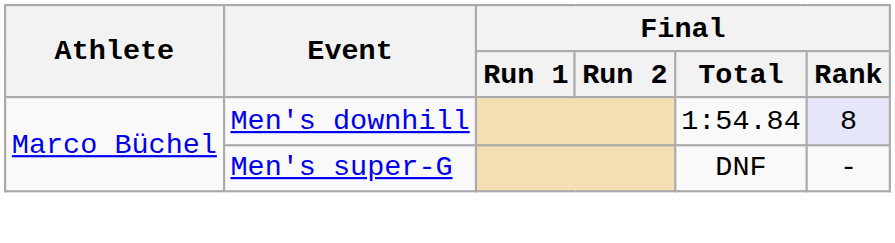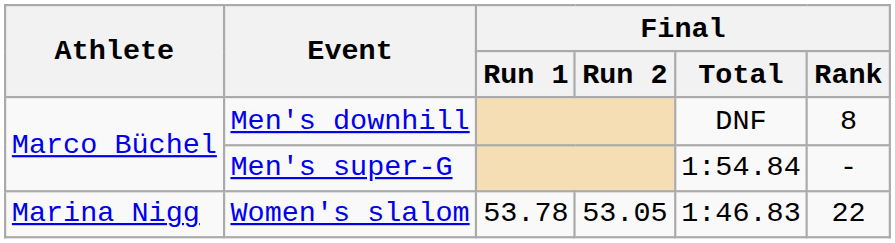(741, 121) 1:54.84 -> (741, 121) DNF
(849, 121) lavender background -> (849, 121) no background
(741, 167) DNF -> (741, 167) 1:54.84
+ row: (350, 214)
